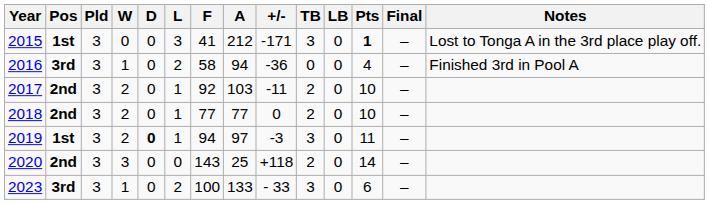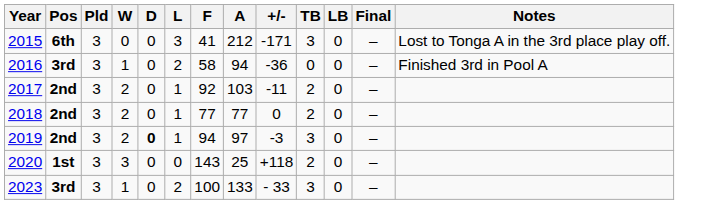- column: (367, 16)
(63, 41) 1st -> (63, 41) 6th
(63, 138) 1st -> (63, 138) 2nd
(63, 162) 2nd -> (63, 162) 1st
